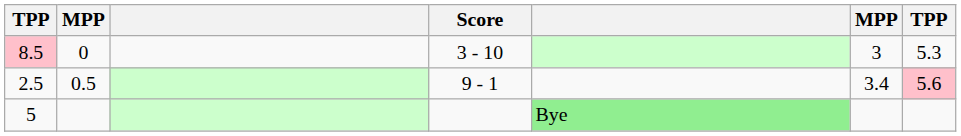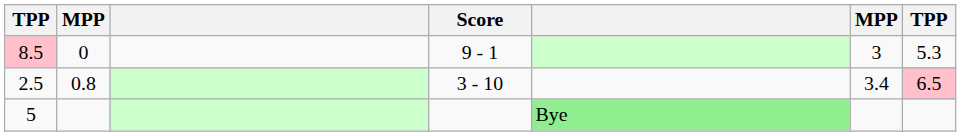(480, 51) 3 - 10 -> (480, 51) 9 - 1
(83, 83) 0.5 -> (83, 83) 0.8
(480, 83) 9 - 1 -> (480, 83) 3 - 10
(929, 83) 5.6 -> (929, 83) 6.5
